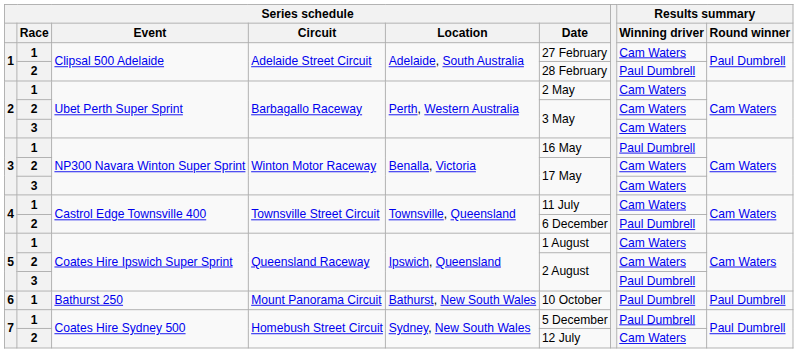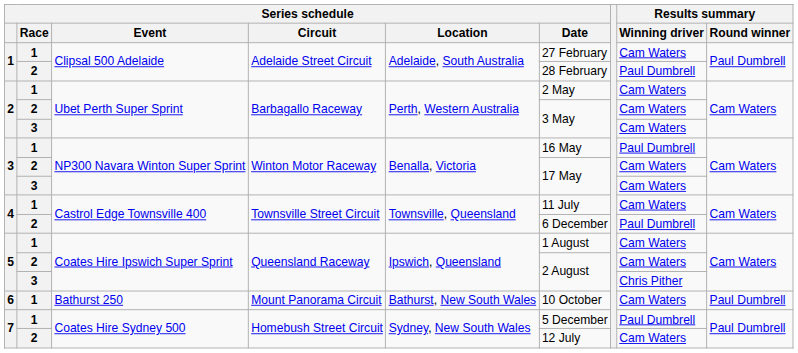(657, 281) Paul Dumbrell -> (651, 281) Chris Pither
(657, 300) Paul Dumbrell -> (653, 300) Cam Waters
